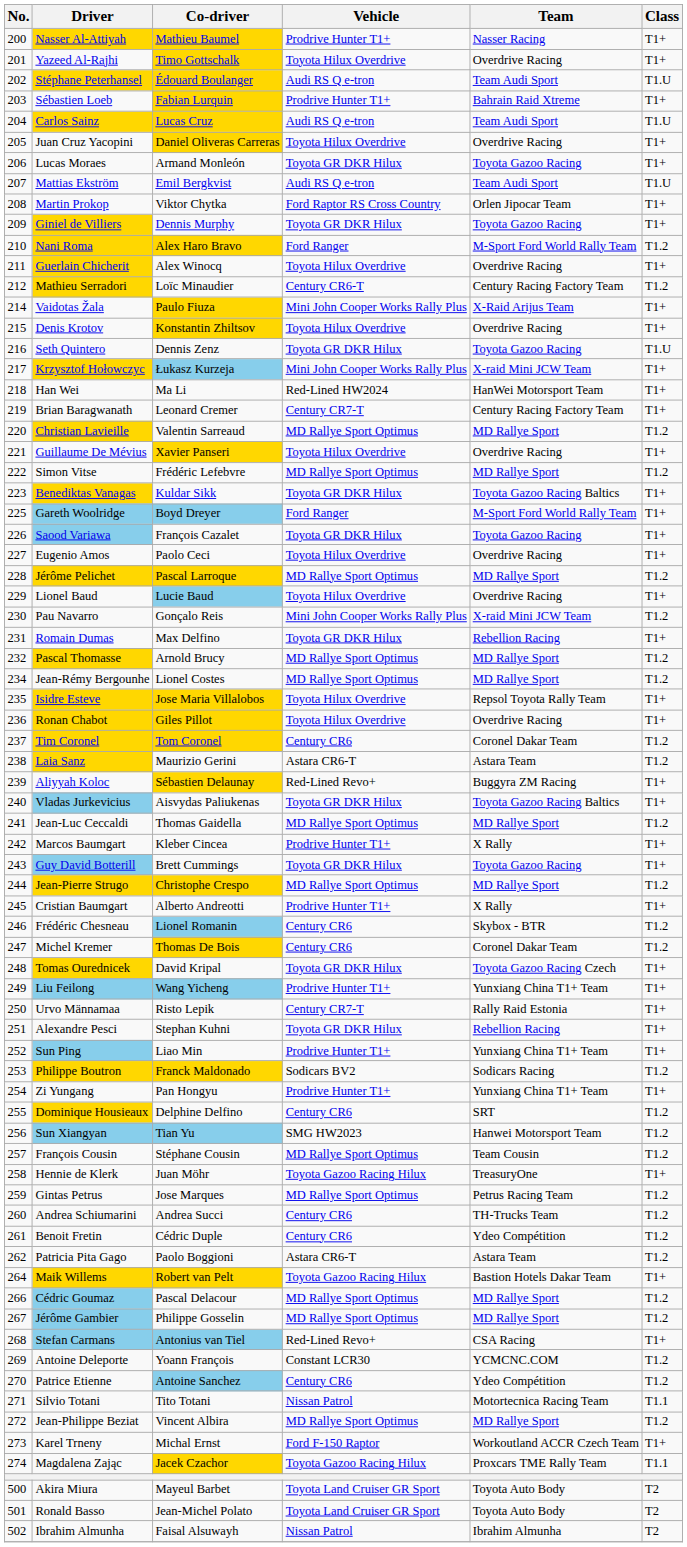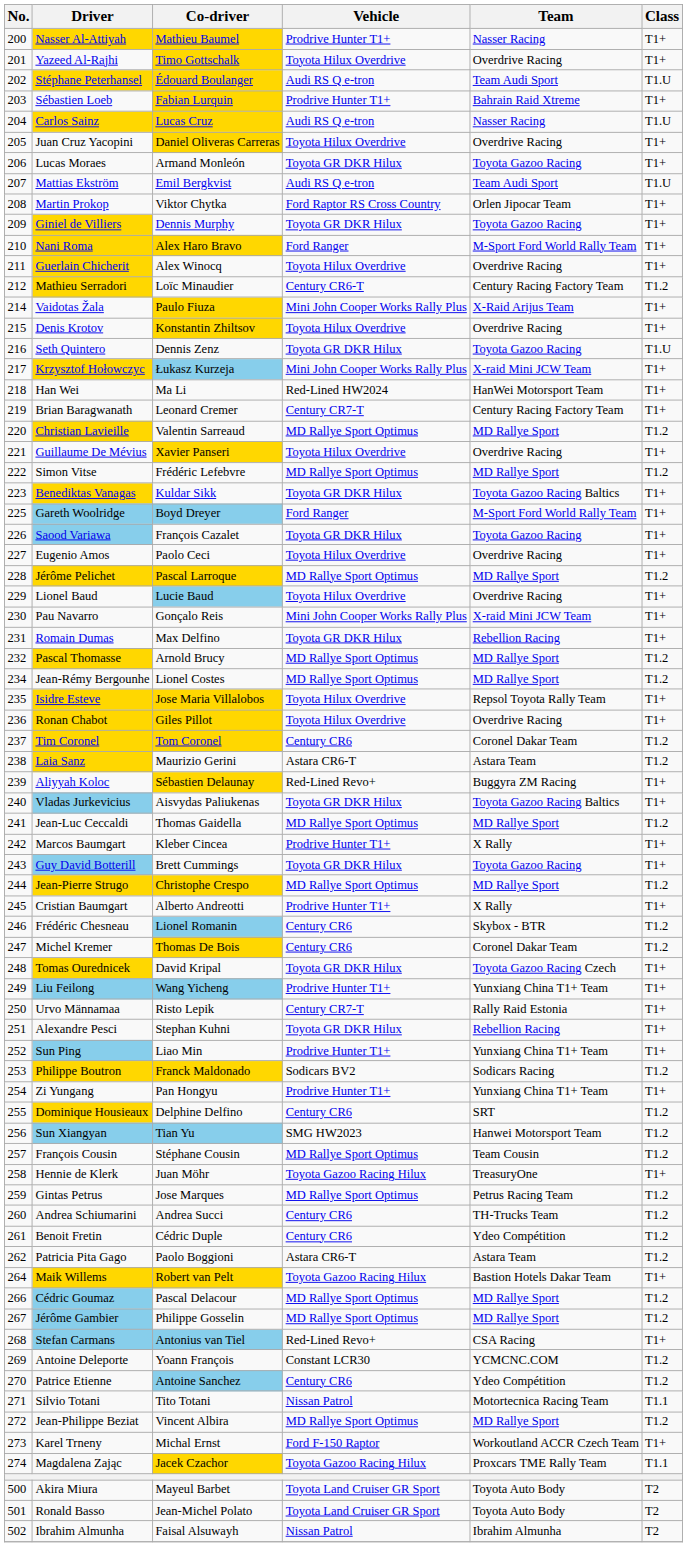(515, 121) Team Audi Sport -> (509, 121) Nasser Racing
(657, 245) T1.2 -> (655, 245) T1+
(657, 616) T1.2 -> (655, 616) T1+
